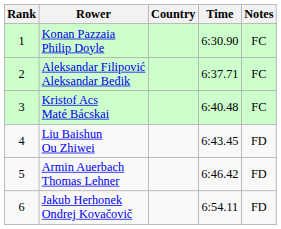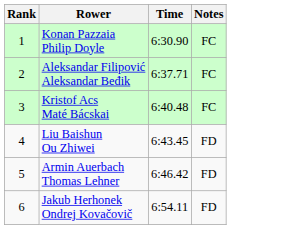- column: (173, 14)
